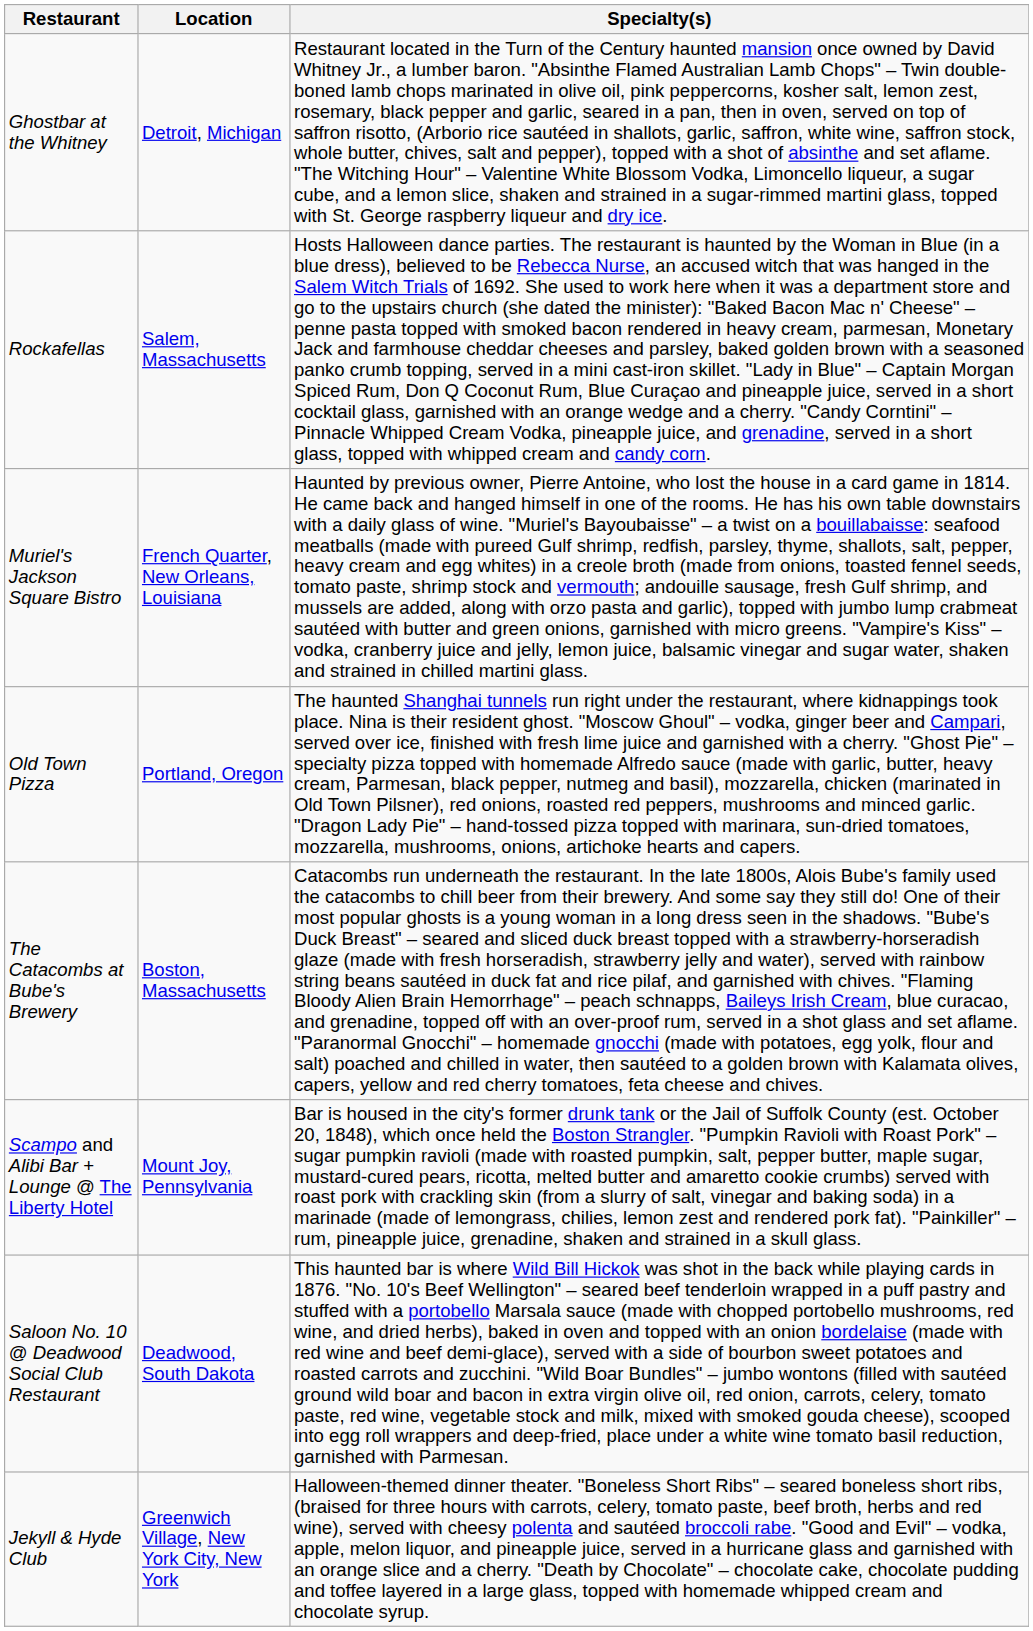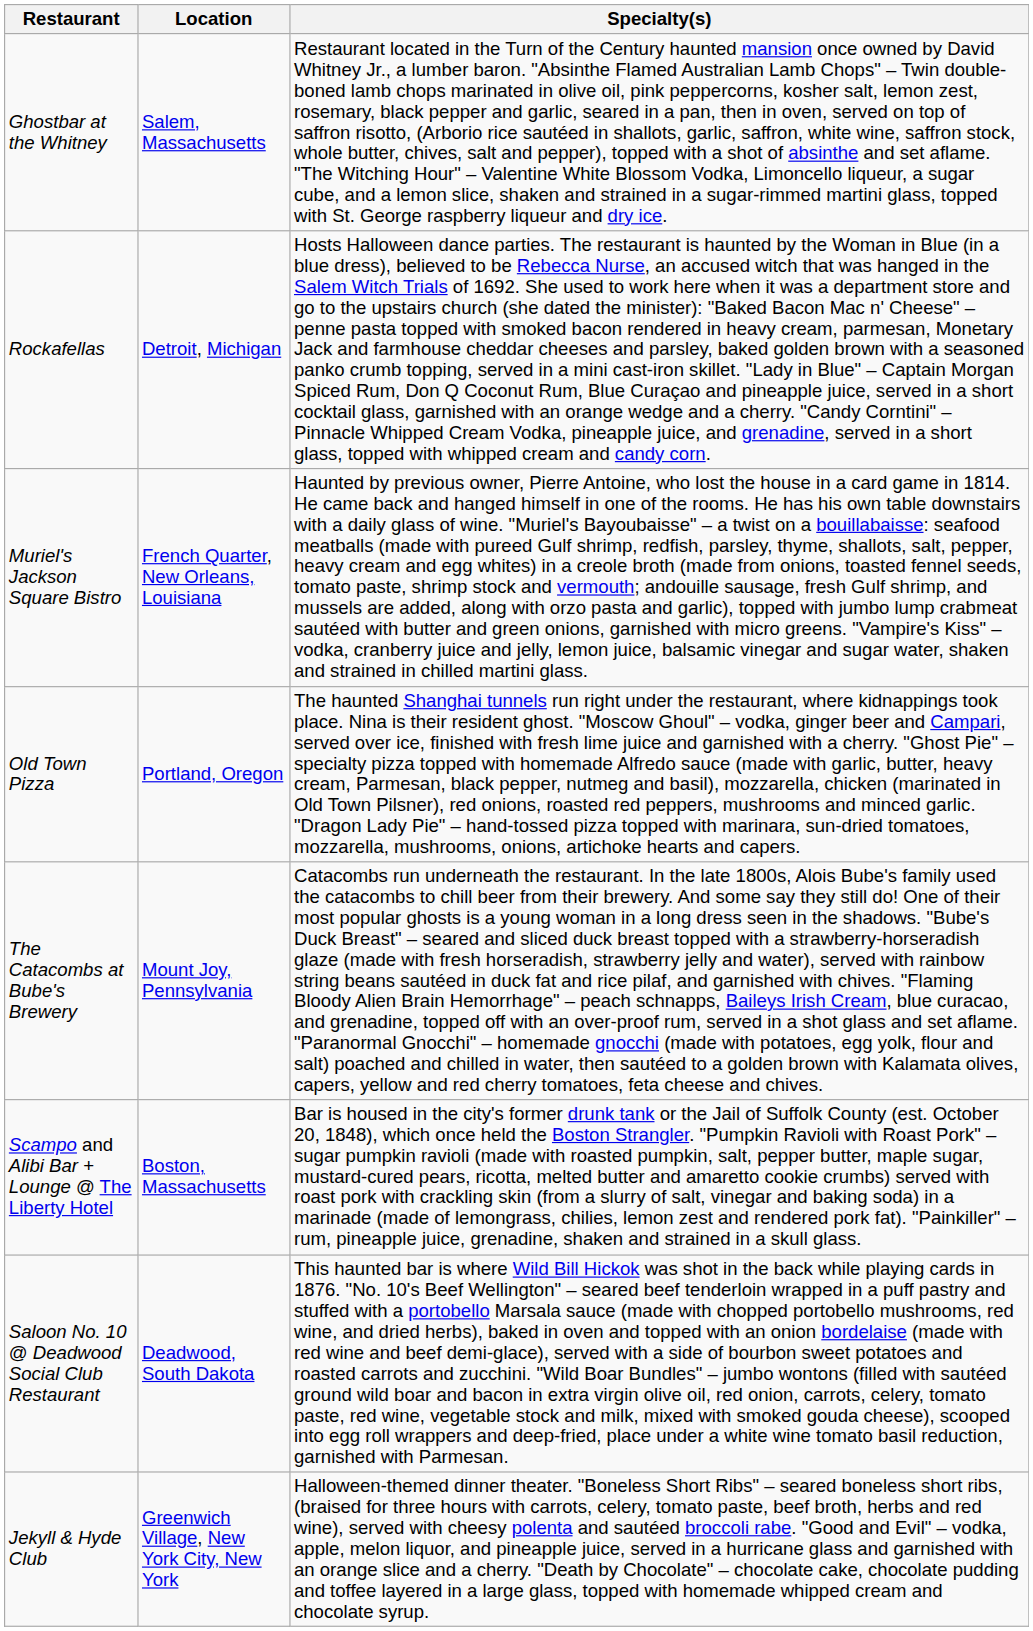(212, 132) Detroit, Michigan -> (204, 132) Salem, Massachusetts
(204, 349) Salem, Massachusetts -> (212, 349) Detroit, Michigan
(204, 980) Boston, Massachusetts -> (197, 980) Mount Joy, Pennsylvania
(197, 1177) Mount Joy, Pennsylvania -> (204, 1177) Boston, Massachusetts
